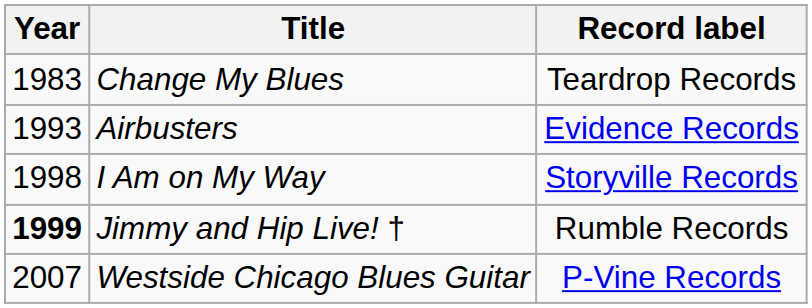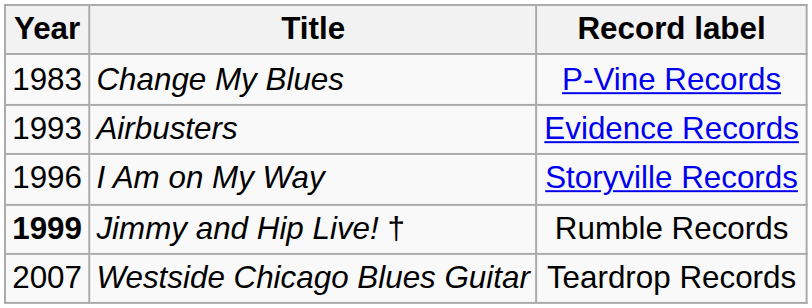(672, 79) Teardrop Records -> (672, 79) P-Vine Records
(47, 178) 1998 -> (47, 178) 1996
(672, 278) P-Vine Records -> (672, 278) Teardrop Records
